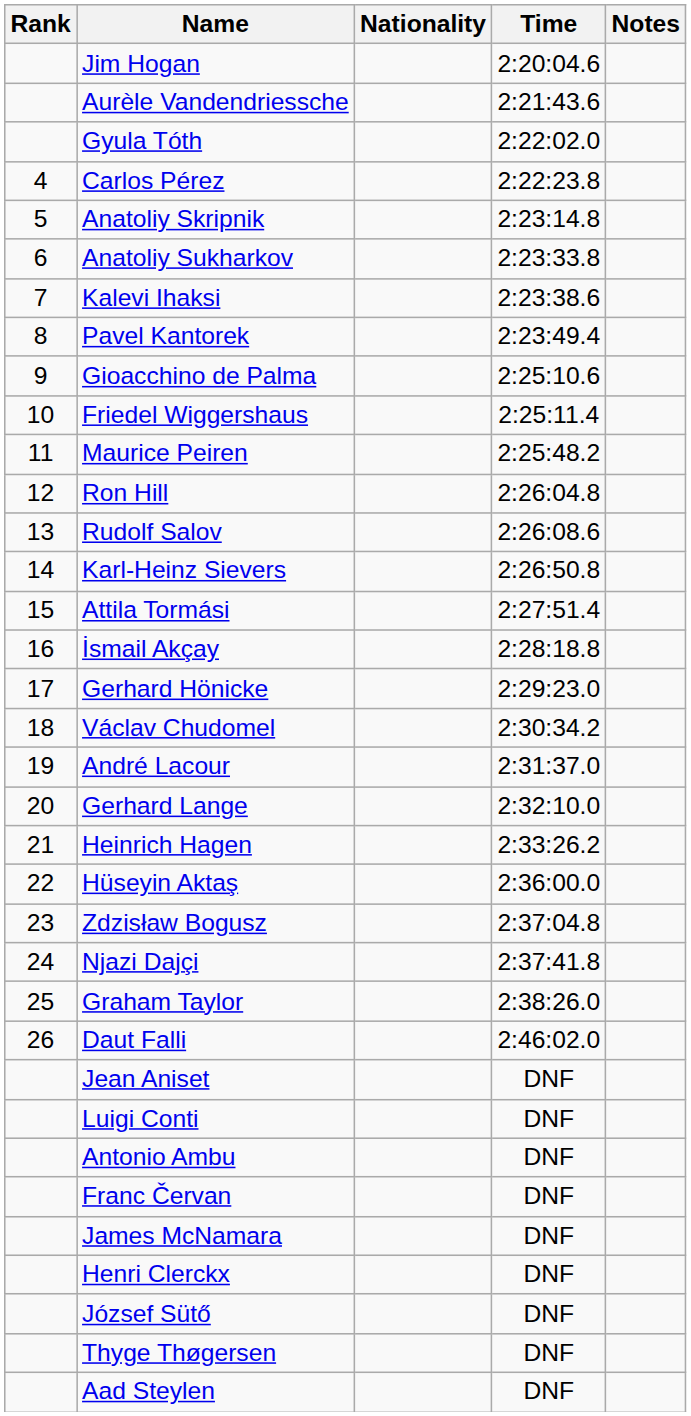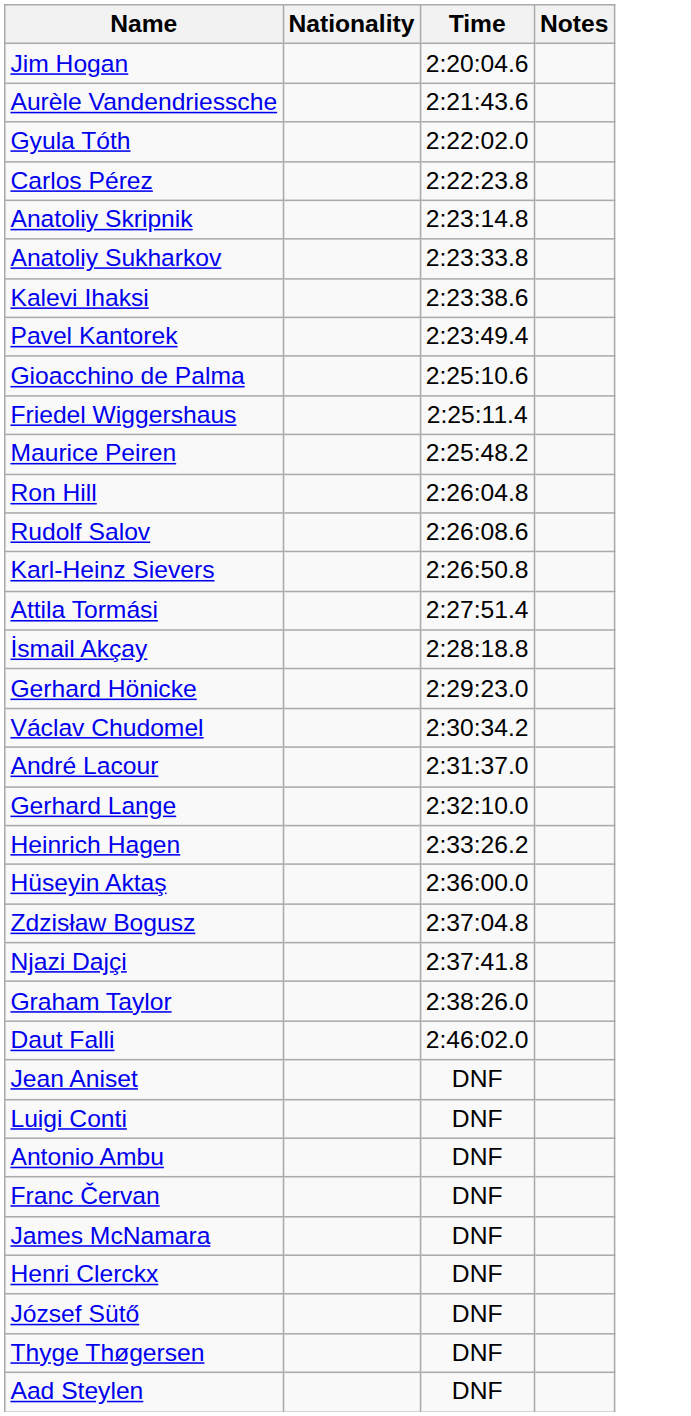- column: (41, 24)
